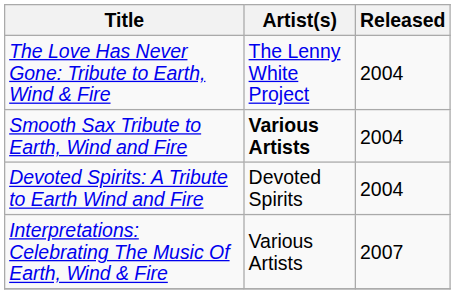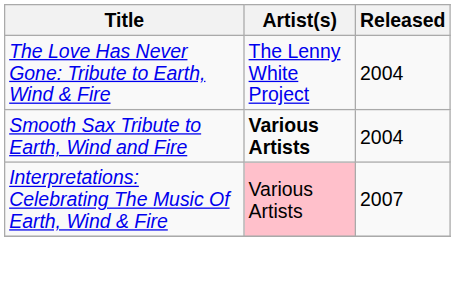- row: (118, 189)
(281, 252) no background -> (281, 200) pink background
